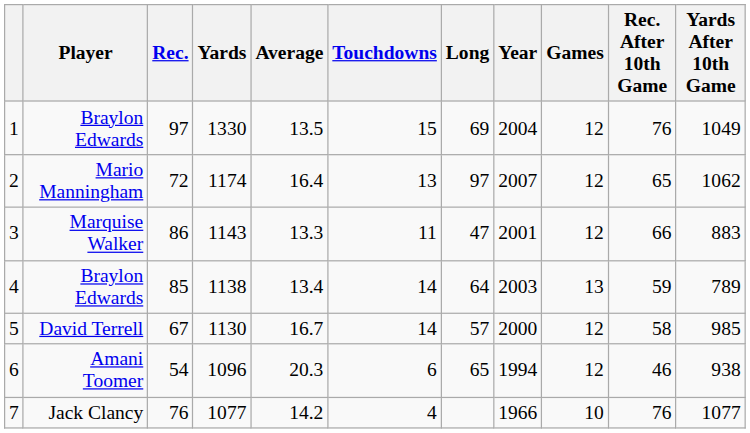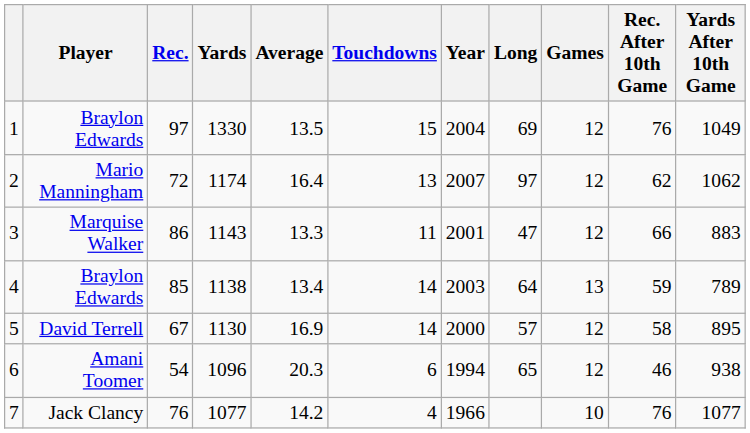columns swapped: (468, 52) <-> (518, 52)
(662, 180) 65 -> (662, 180) 62
(306, 328) 16.7 -> (306, 328) 16.9
(726, 328) 985 -> (726, 328) 895
